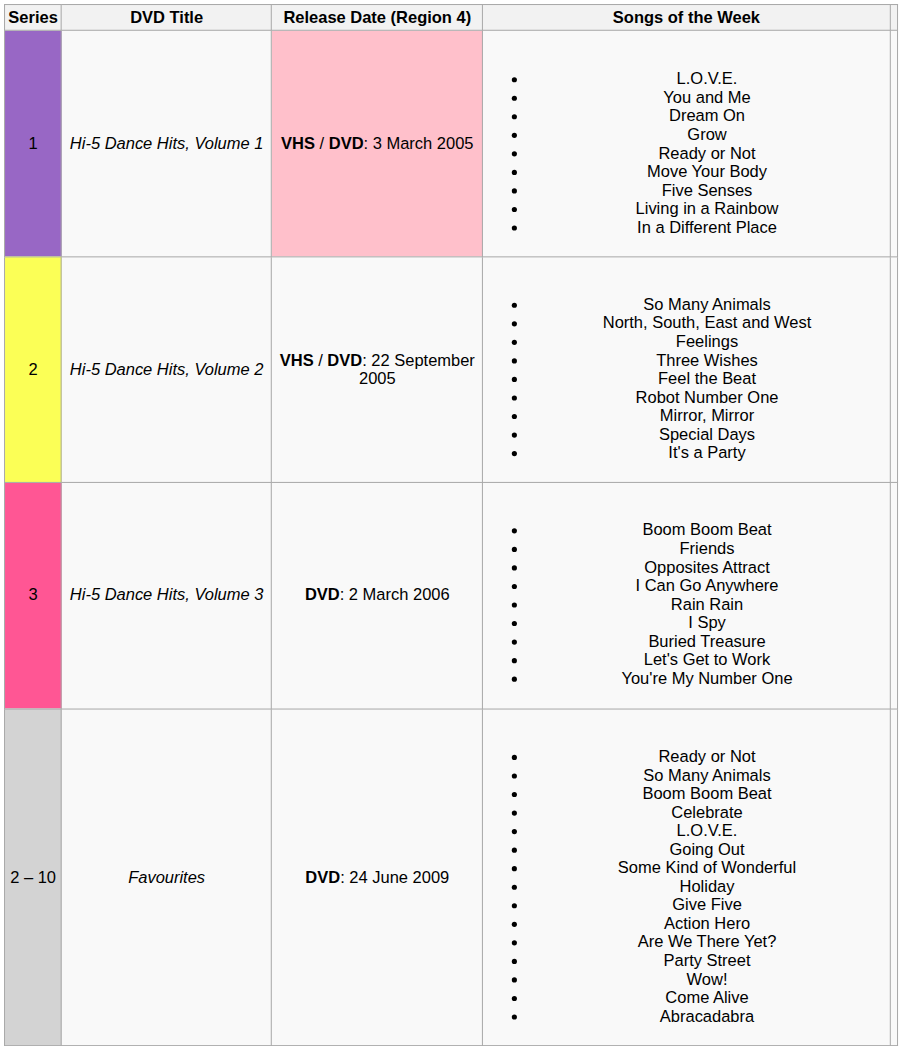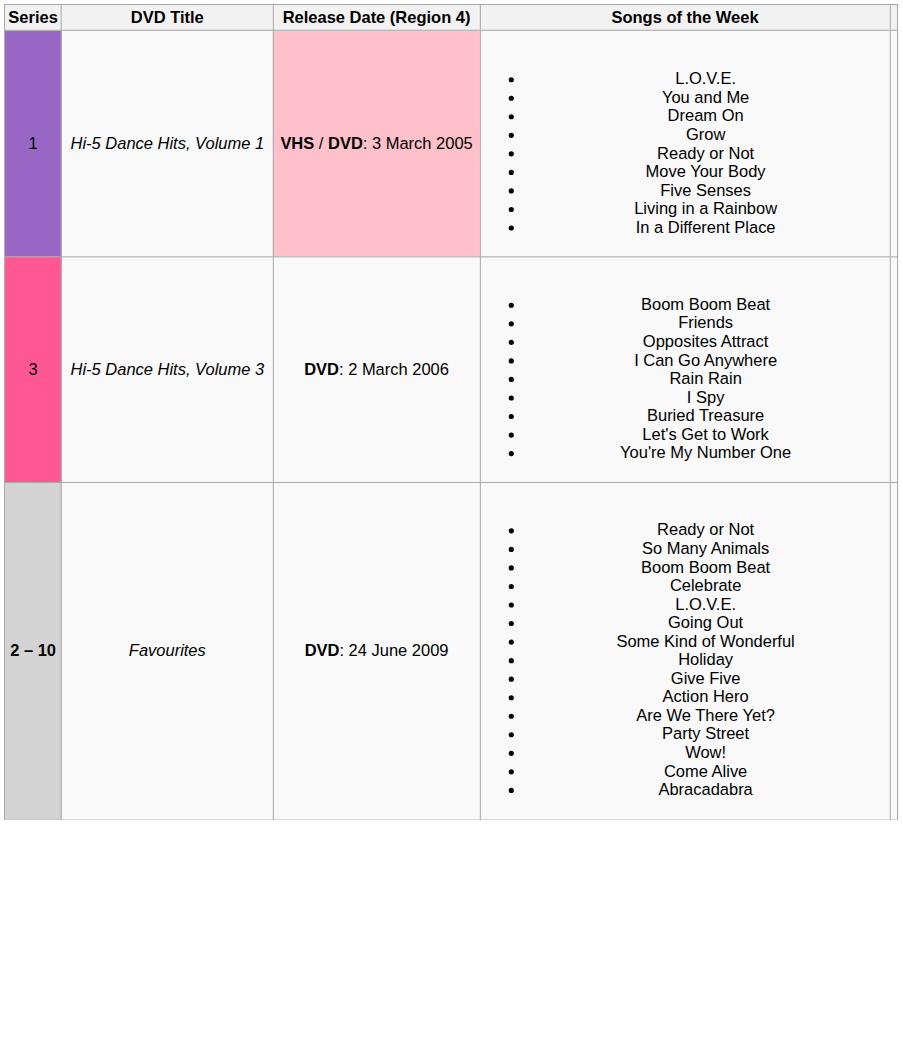- row: (167, 369)
(33, 877) normal -> (33, 651) bold
